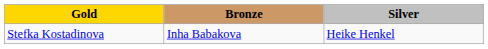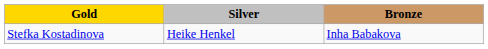columns swapped: (404, 14) <-> (244, 14)
